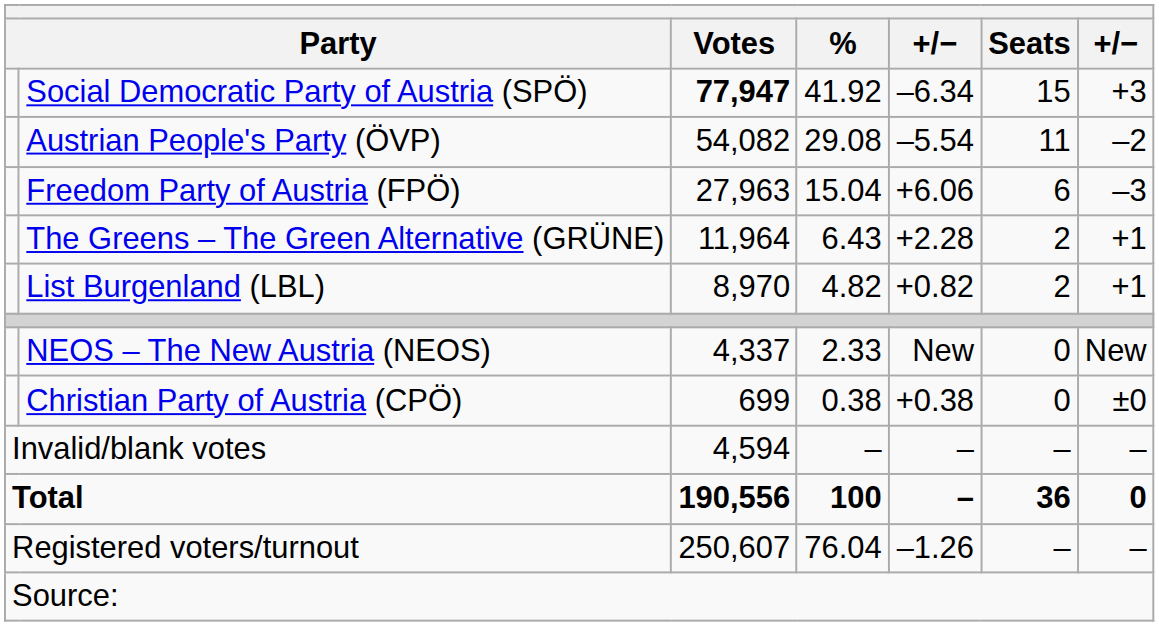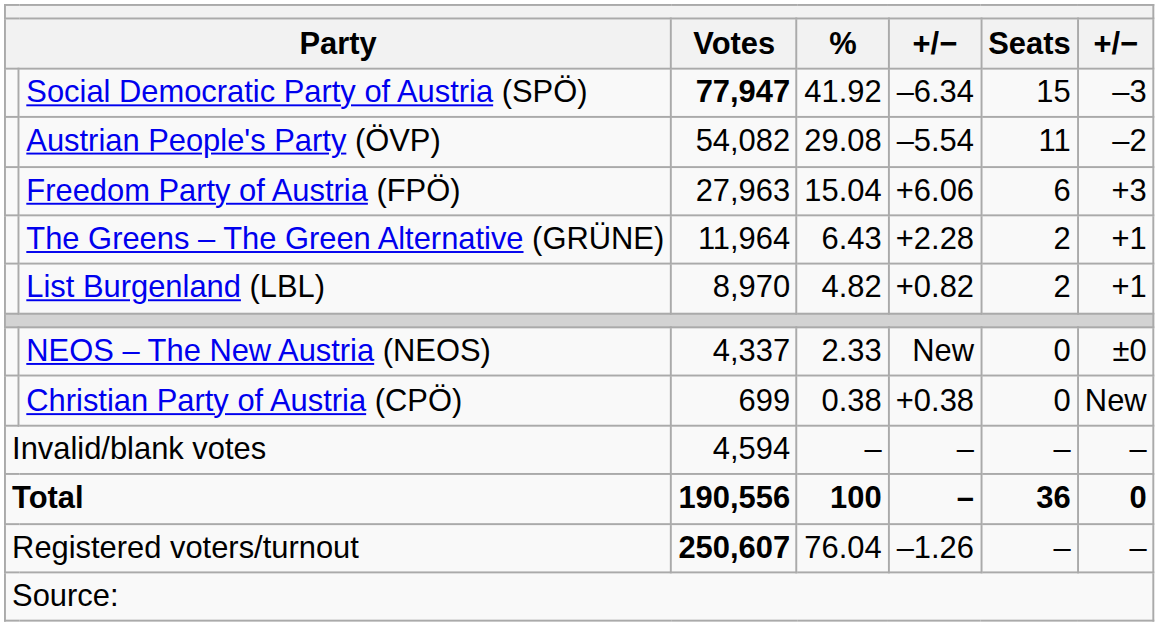(1129, 92) +3 -> (1129, 92) –3
(1129, 190) –3 -> (1129, 190) +3
(1116, 351) New -> (1130, 351) ±0
(1130, 400) ±0 -> (1116, 400) New
(734, 547) normal -> (734, 547) bold
